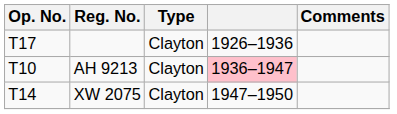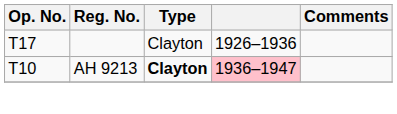(176, 69) normal -> (177, 69) bold
- row: (22, 95)
